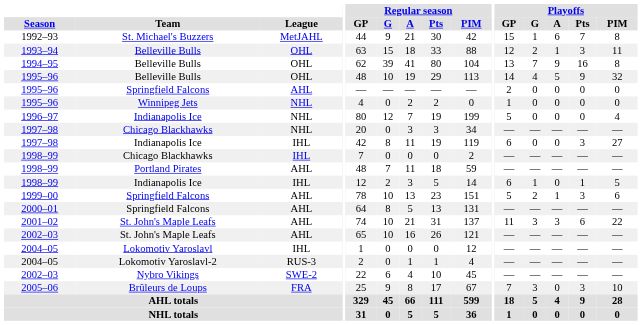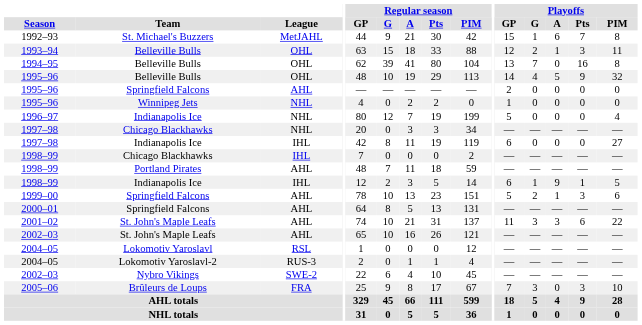(557, 63) 9 -> (557, 63) 0
(582, 142) 3 -> (582, 142) 0
(557, 182) 0 -> (557, 182) 9
(301, 248) IHL -> (301, 248) RSL
